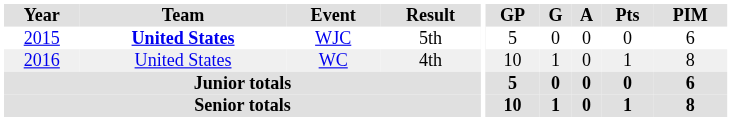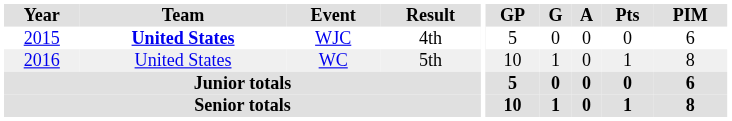(431, 37) 5th -> (431, 37) 4th
(431, 60) 4th -> (431, 60) 5th
